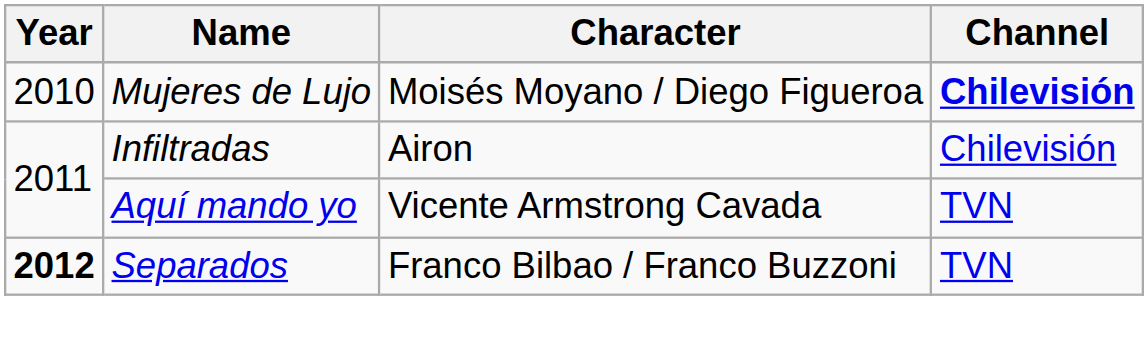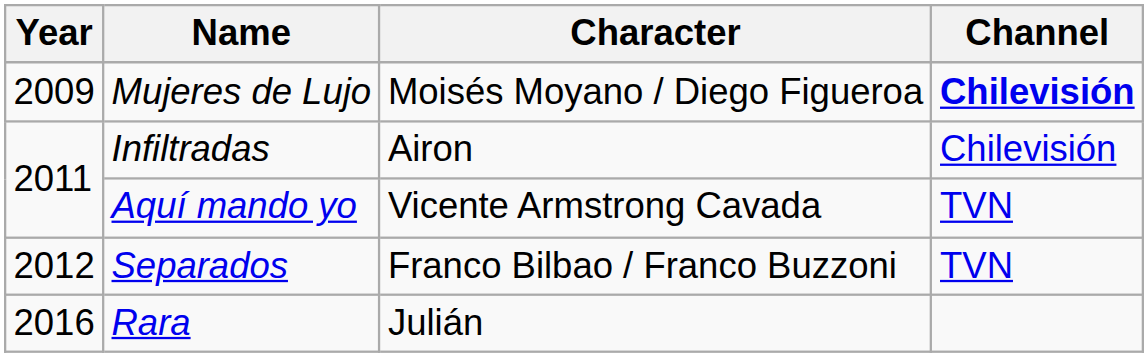(54, 91) 2010 -> (54, 91) 2009
(54, 264) bold -> (54, 264) normal
+ row: (151, 322)
